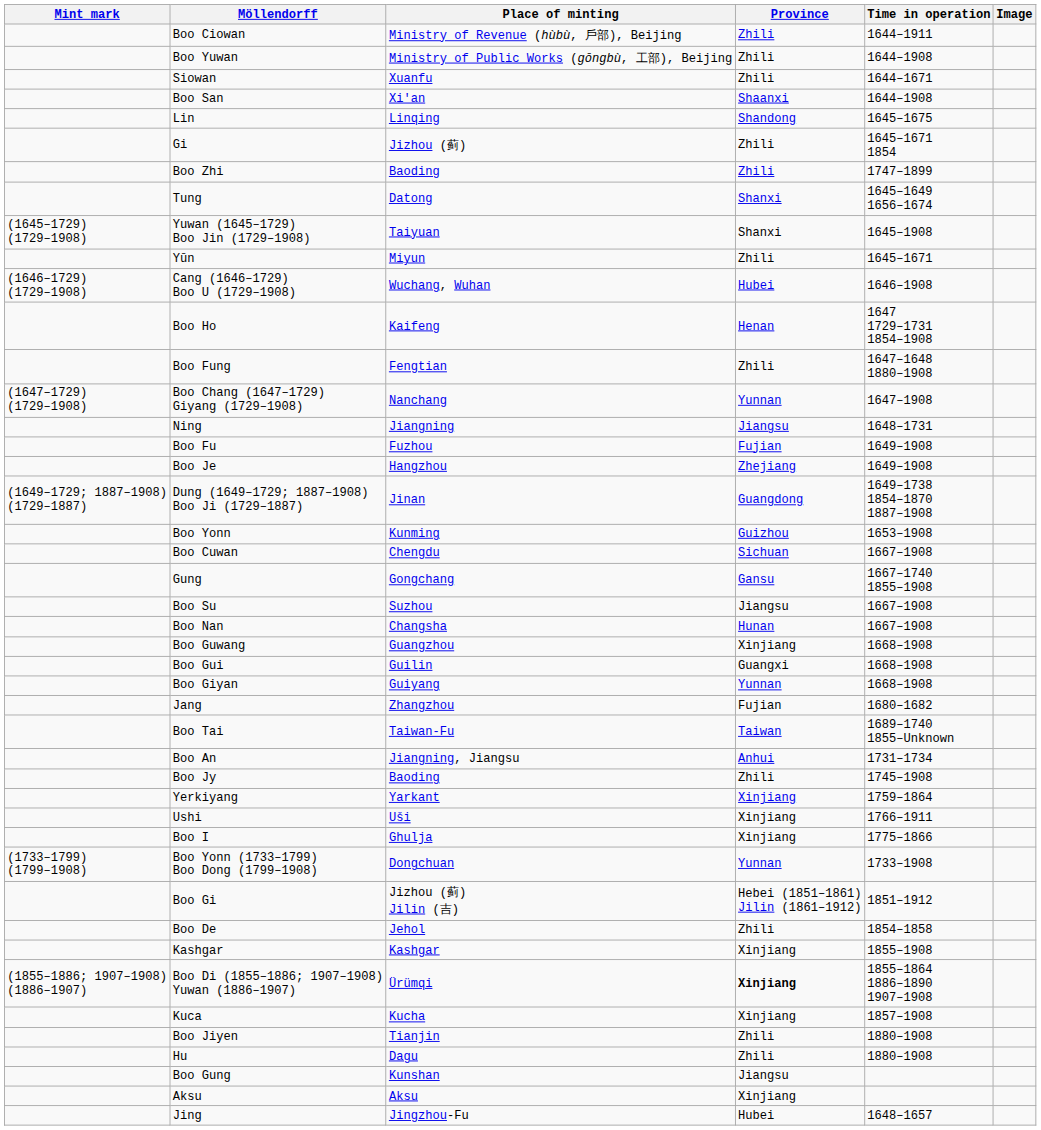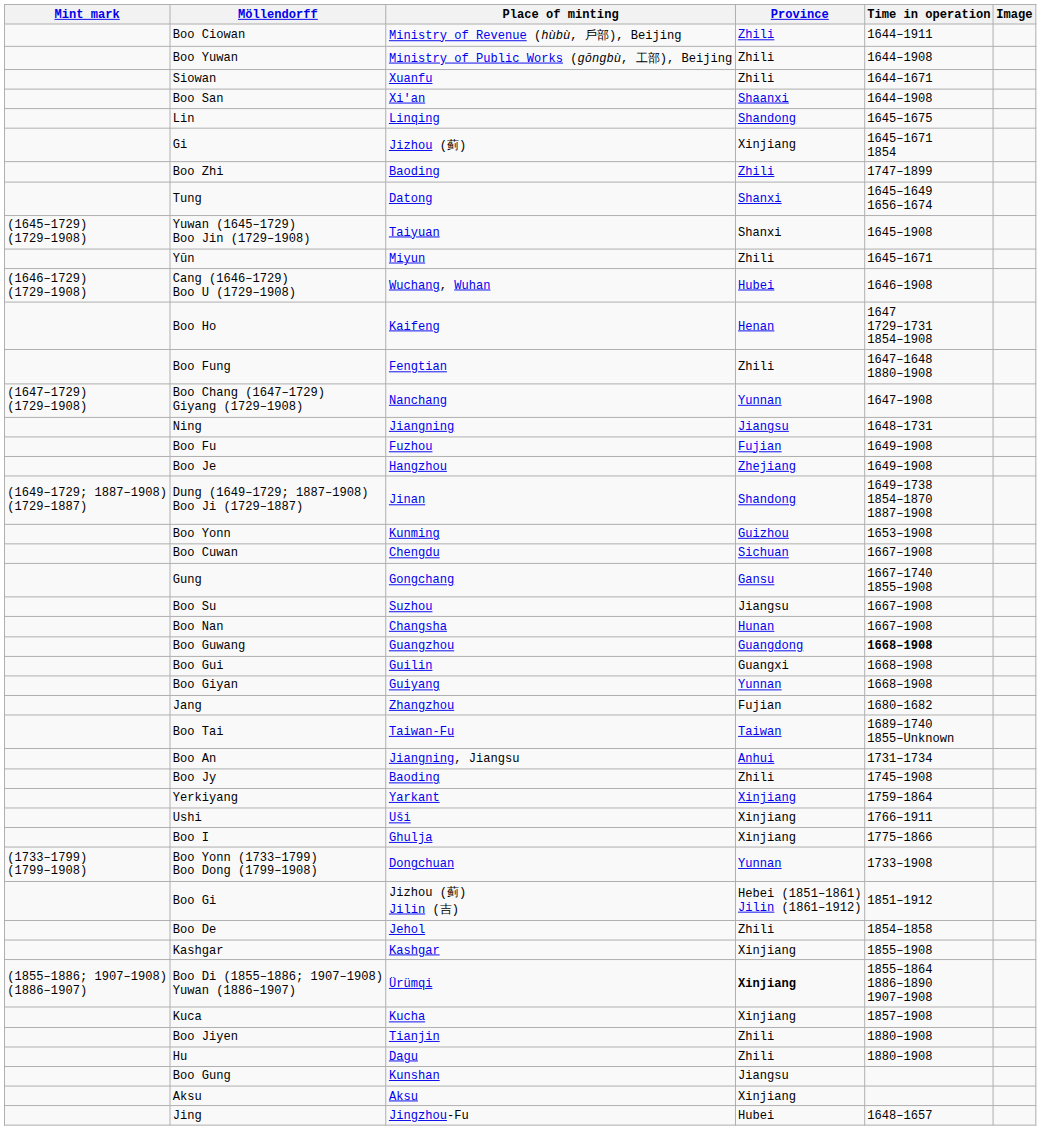(756, 145) Zhili -> (767, 145) Xinjiang
(771, 500) Guangdong -> (767, 500) Shandong
(767, 646) Xinjiang -> (771, 646) Guangdong
(900, 646) normal -> (900, 646) bold
